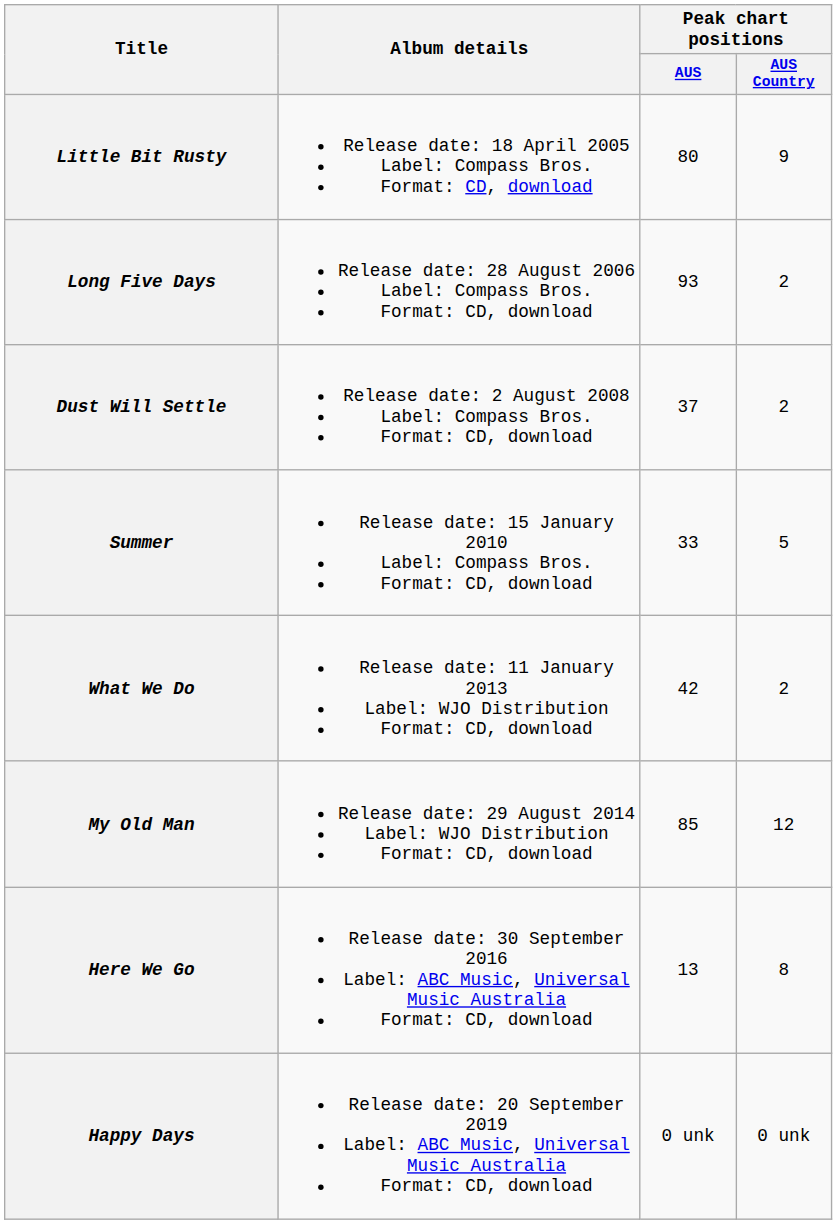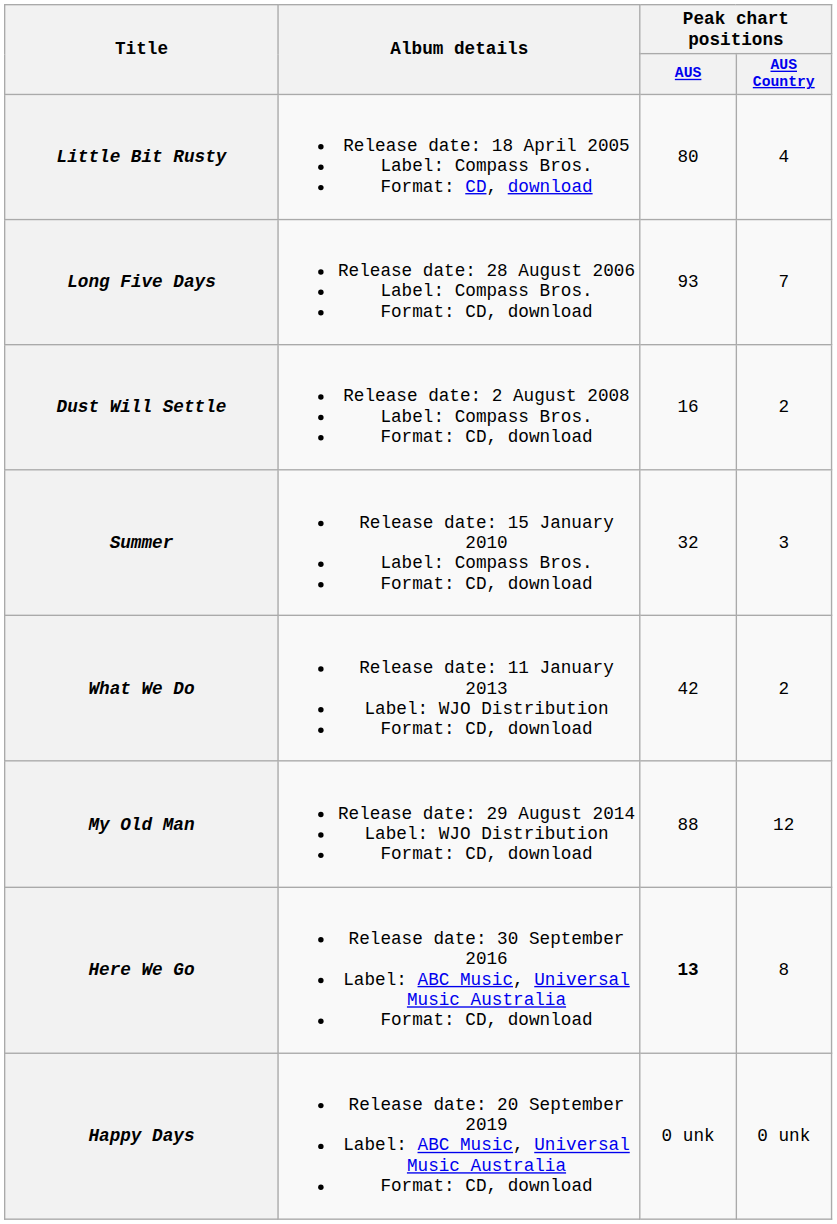(784, 156) 9 -> (784, 156) 4
(784, 282) 2 -> (784, 282) 7
(688, 407) 37 -> (688, 407) 16
(688, 543) 33 -> (688, 543) 32
(784, 543) 5 -> (784, 543) 3
(688, 824) 85 -> (688, 824) 88
(688, 970) normal -> (688, 970) bold
